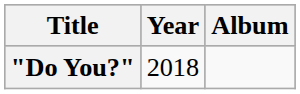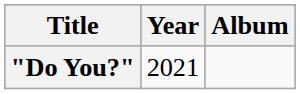(173, 66) 2018 -> (173, 66) 2021
